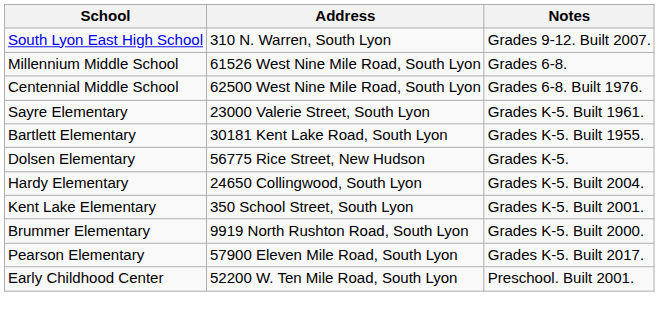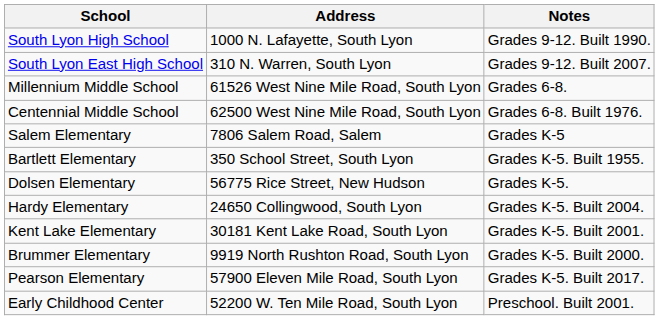+ row: (88, 40)
+ row: (69, 135)
- row: (68, 111)
(329, 135) 30181 Kent Lake Road, South Lyon -> (312, 159) 350 School Street, South Lyon
(312, 207) 350 School Street, South Lyon -> (329, 231) 30181 Kent Lake Road, South Lyon
